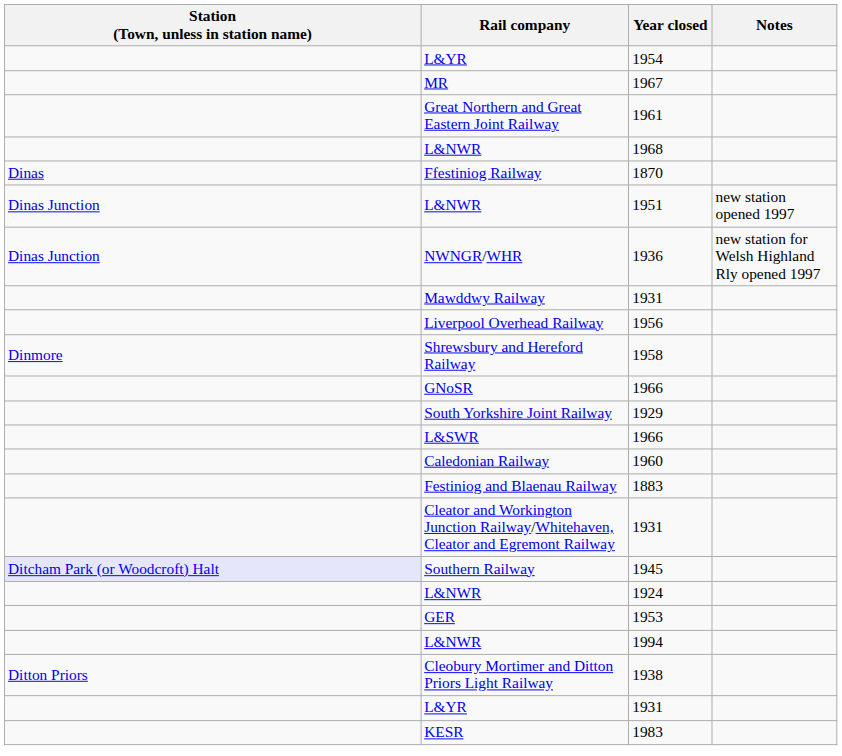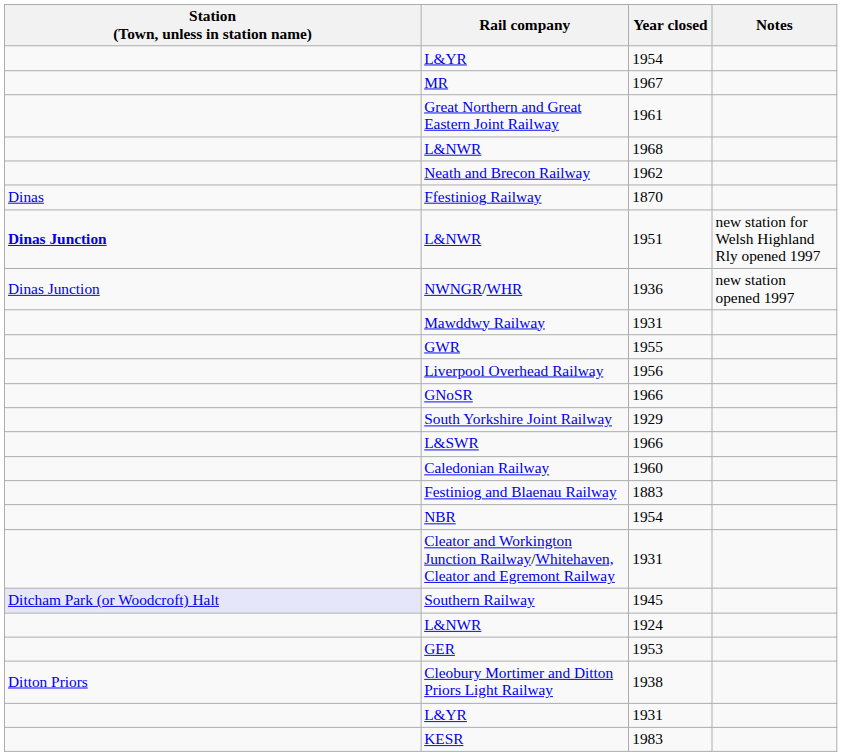+ row: (507, 173)
(54, 206) normal -> (57, 239) bold
(755, 206) new station opened 1997 -> (768, 239) new station for Welsh Highland Rly opened 1997
(768, 256) new station for Welsh Highland Rly opened 1997 -> (755, 289) new station opened 1997
+ row: (442, 346)
- row: (504, 355)
+ row: (440, 517)
- row: (453, 642)
